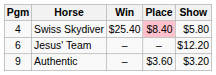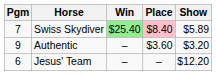(18, 29) 4 -> (18, 29) 7
(125, 29) no background -> (125, 29) lightgreen background
(196, 29) $5.80 -> (196, 29) $5.89
rows swapped: (56, 62) <-> (63, 45)
